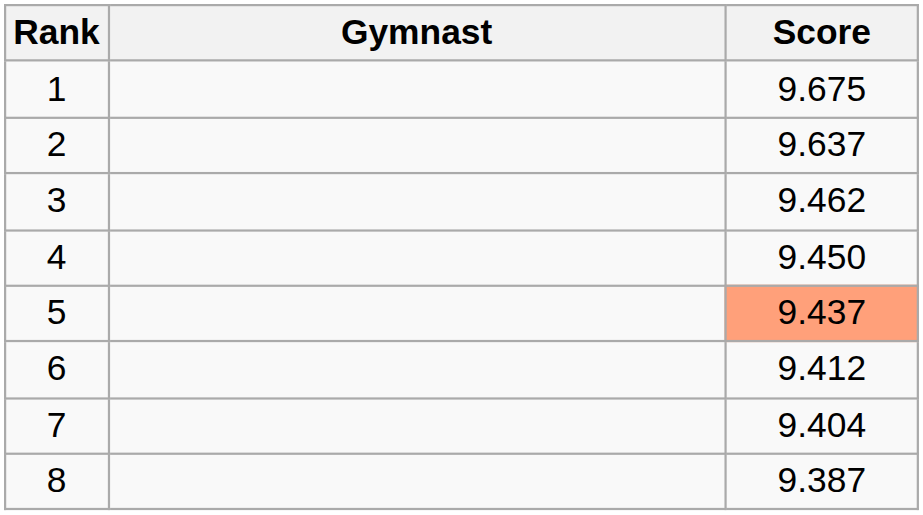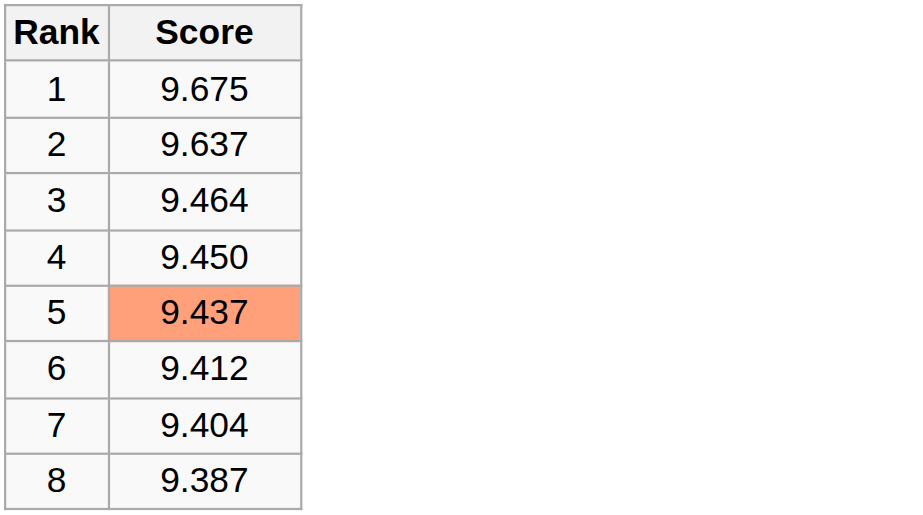- column: (417, 32)
(822, 200) 9.462 -> (204, 200) 9.464
